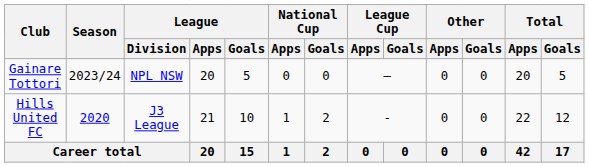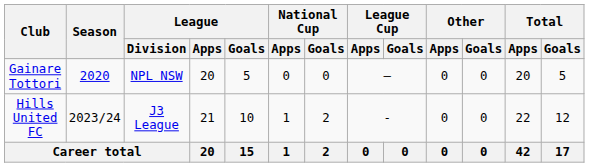(95, 76) 2023/24 -> (95, 76) 2020
(95, 118) 2020 -> (95, 118) 2023/24
